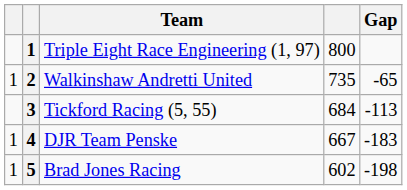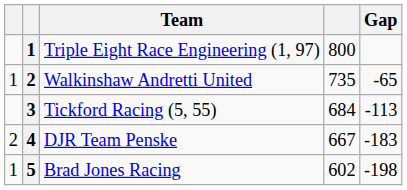(13, 140) 1 -> (13, 140) 2
